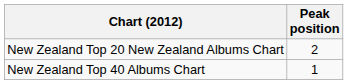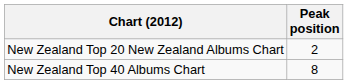(315, 69) 1 -> (315, 69) 8
